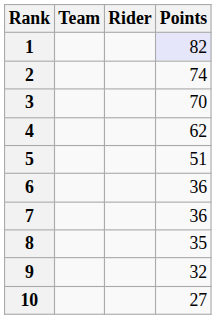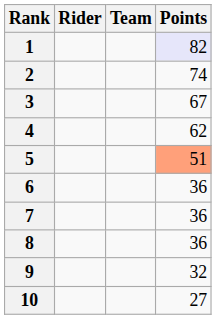columns swapped: (130, 18) <-> (79, 18)
(198, 103) 70 -> (198, 103) 67
(198, 159) no background -> (198, 159) lightsalmon background
(198, 243) 35 -> (198, 243) 36
